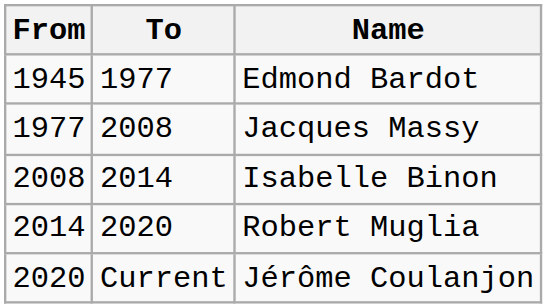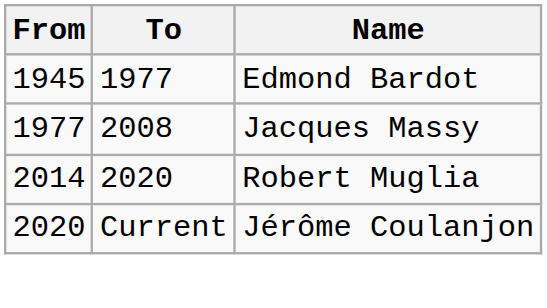- row: (370, 179)
